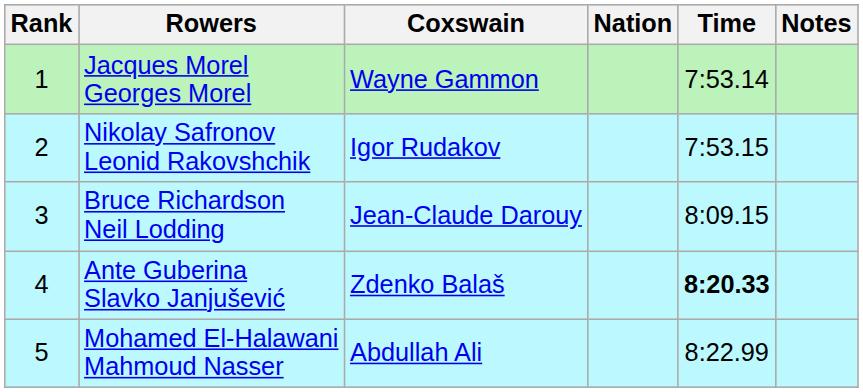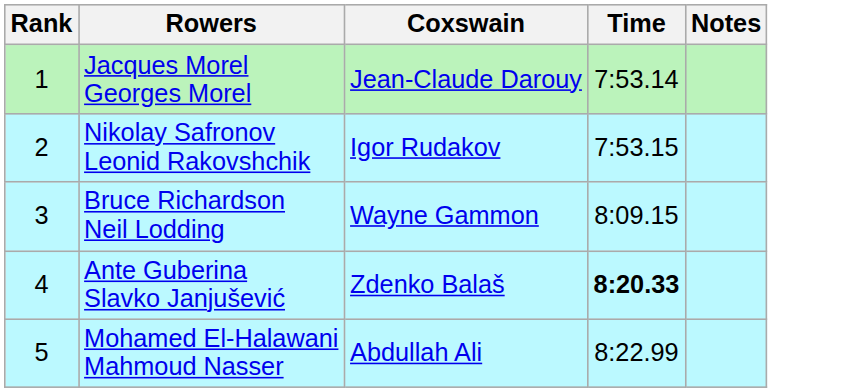- column: (633, 24)
(444, 78) Wayne Gammon -> (466, 78) Jean-Claude Darouy
(466, 215) Jean-Claude Darouy -> (444, 215) Wayne Gammon
